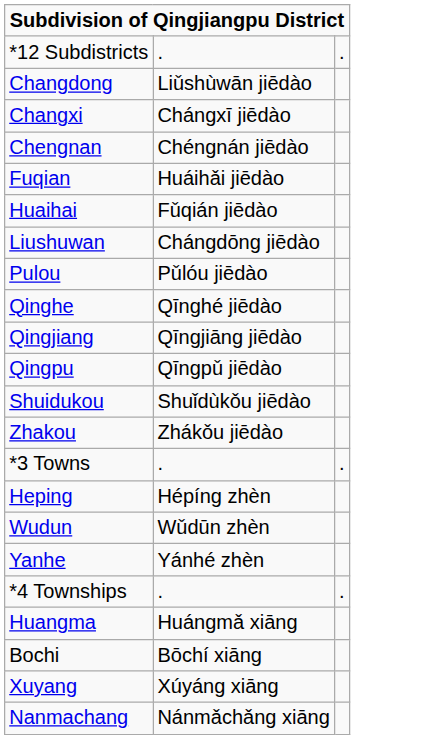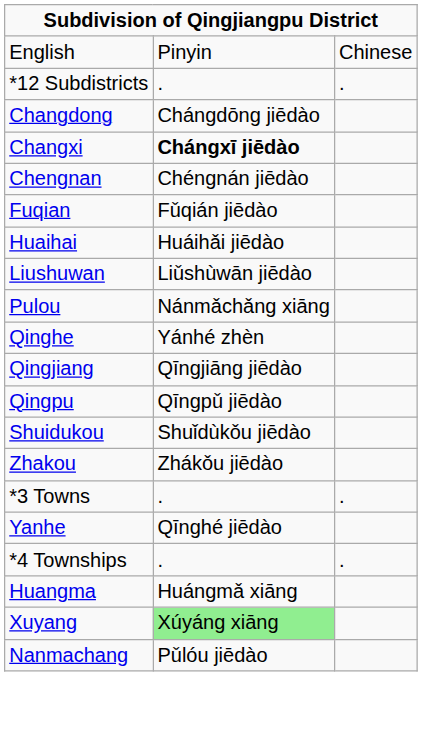+ row: (42, 52)
(235, 83) Liǔshùwān jiēdào -> (239, 115) Chángdōng jiēdào
(224, 115) normal -> (229, 147) bold
(221, 178) Huáihǎi jiēdào -> (217, 210) Fǔqián jiēdào
(217, 210) Fǔqián jiēdào -> (221, 242) Huáihǎi jiēdào
(239, 242) Chángdōng jiēdào -> (235, 274) Liǔshùwān jiēdào
(212, 274) Pǔlóu jiēdào -> (244, 305) Nánmǎchǎng xiāng
(220, 305) Qīnghé jiēdào -> (211, 337) Yánhé zhèn
- row: (41, 496)
- row: (41, 527)
(211, 559) Yánhé zhèn -> (220, 527) Qīnghé jiēdào
- row: (34, 654)
(218, 686) no background -> (218, 623) lightgreen background
(244, 718) Nánmǎchǎng xiāng -> (212, 654) Pǔlóu jiēdào
